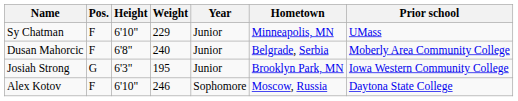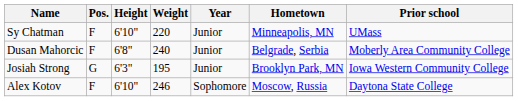(161, 31) 229 -> (161, 31) 220
